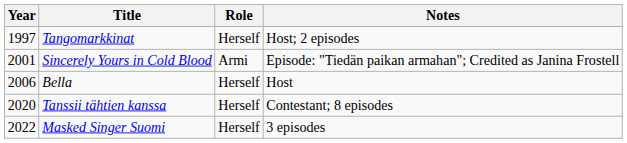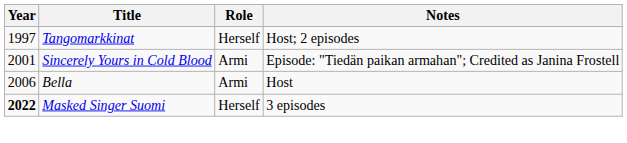(239, 82) Herself -> (233, 82) Armi
- row: (104, 104)
(22, 127) normal -> (22, 104) bold
